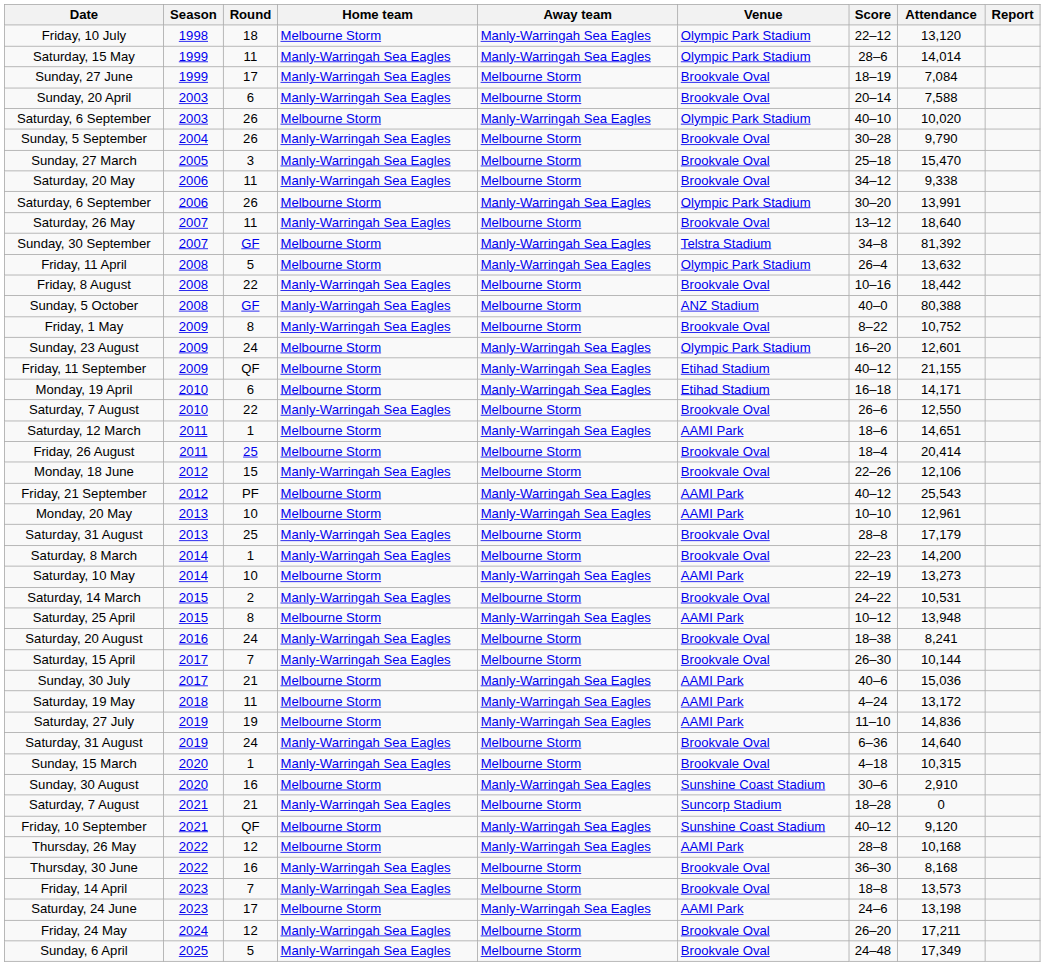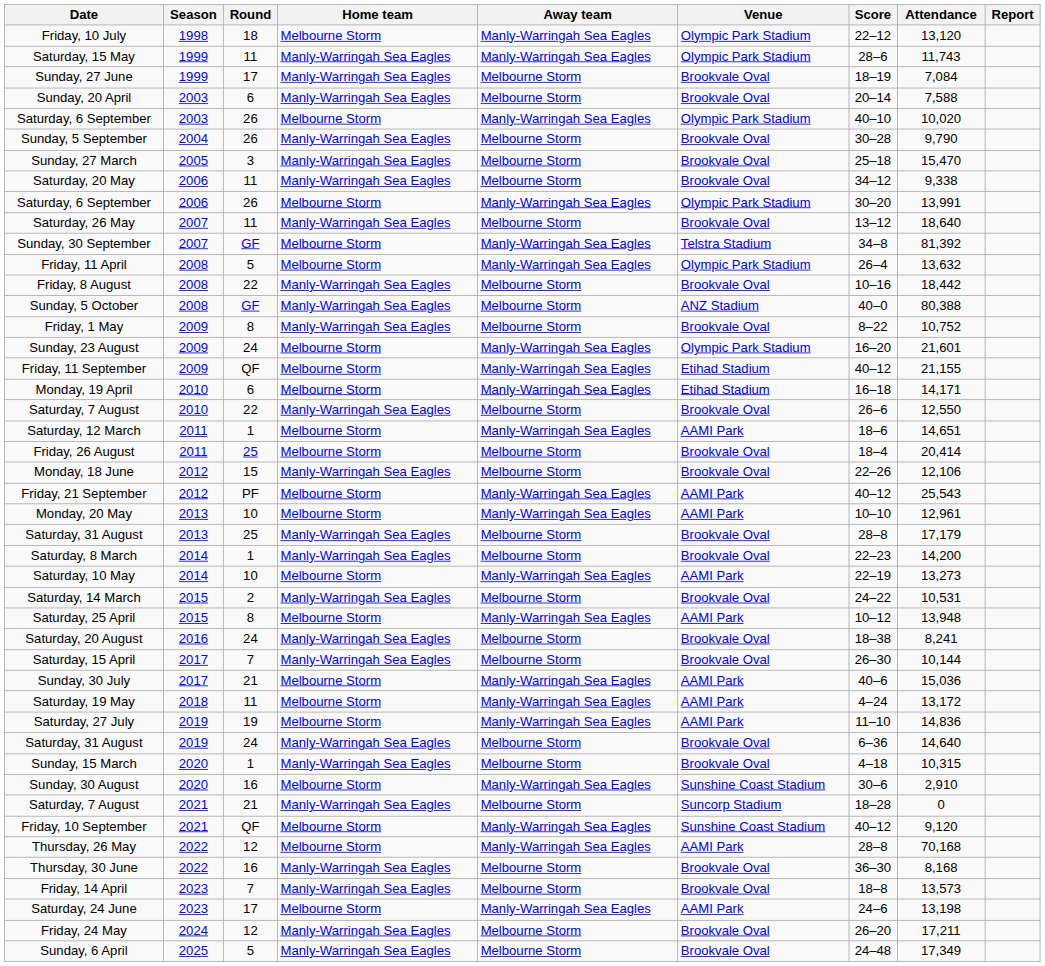(941, 56) 14,014 -> (941, 56) 11,743
(941, 347) 12,601 -> (941, 347) 21,601
(941, 847) 10,168 -> (941, 847) 70,168
